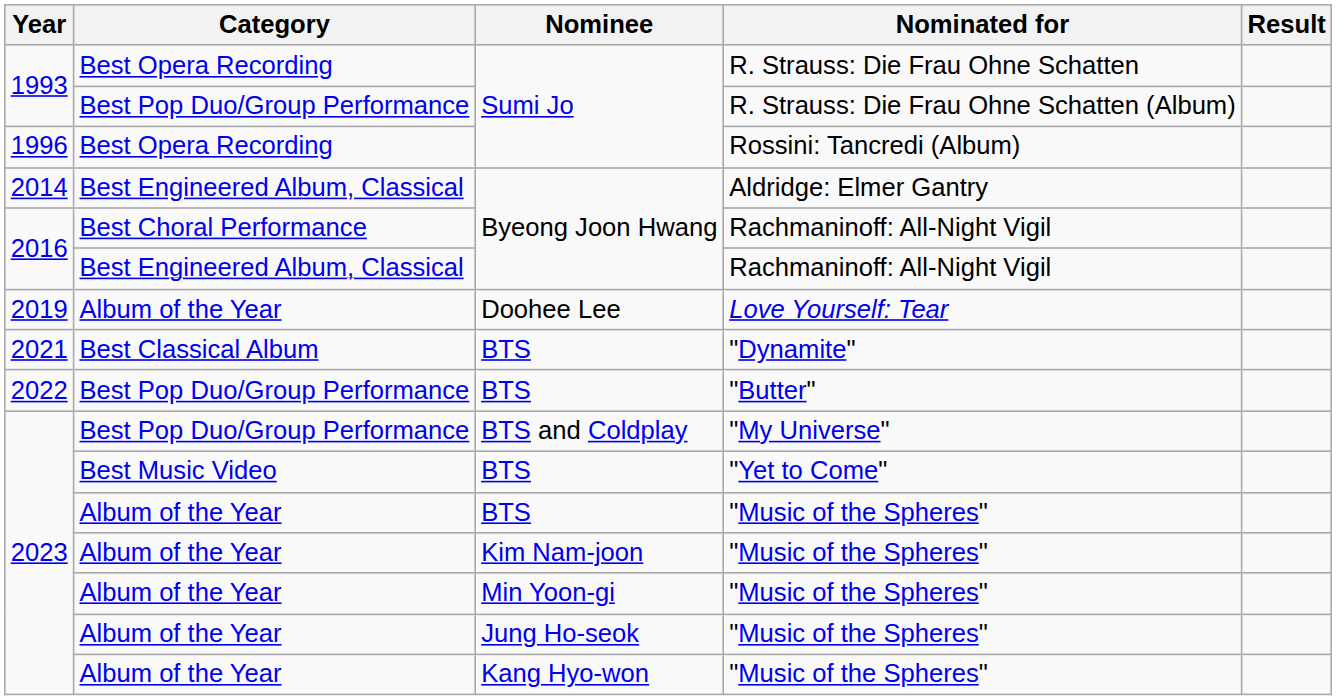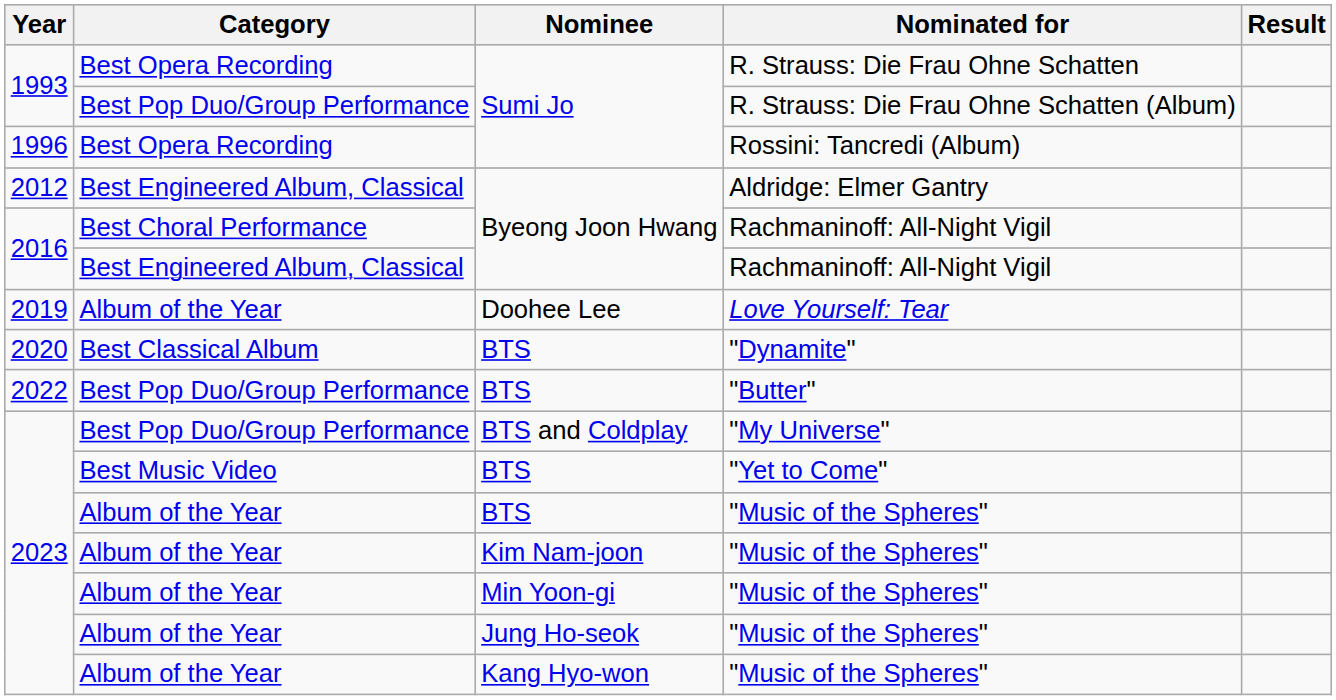(39, 187) 2014 -> (39, 187) 2012
(39, 349) 2021 -> (39, 349) 2020
